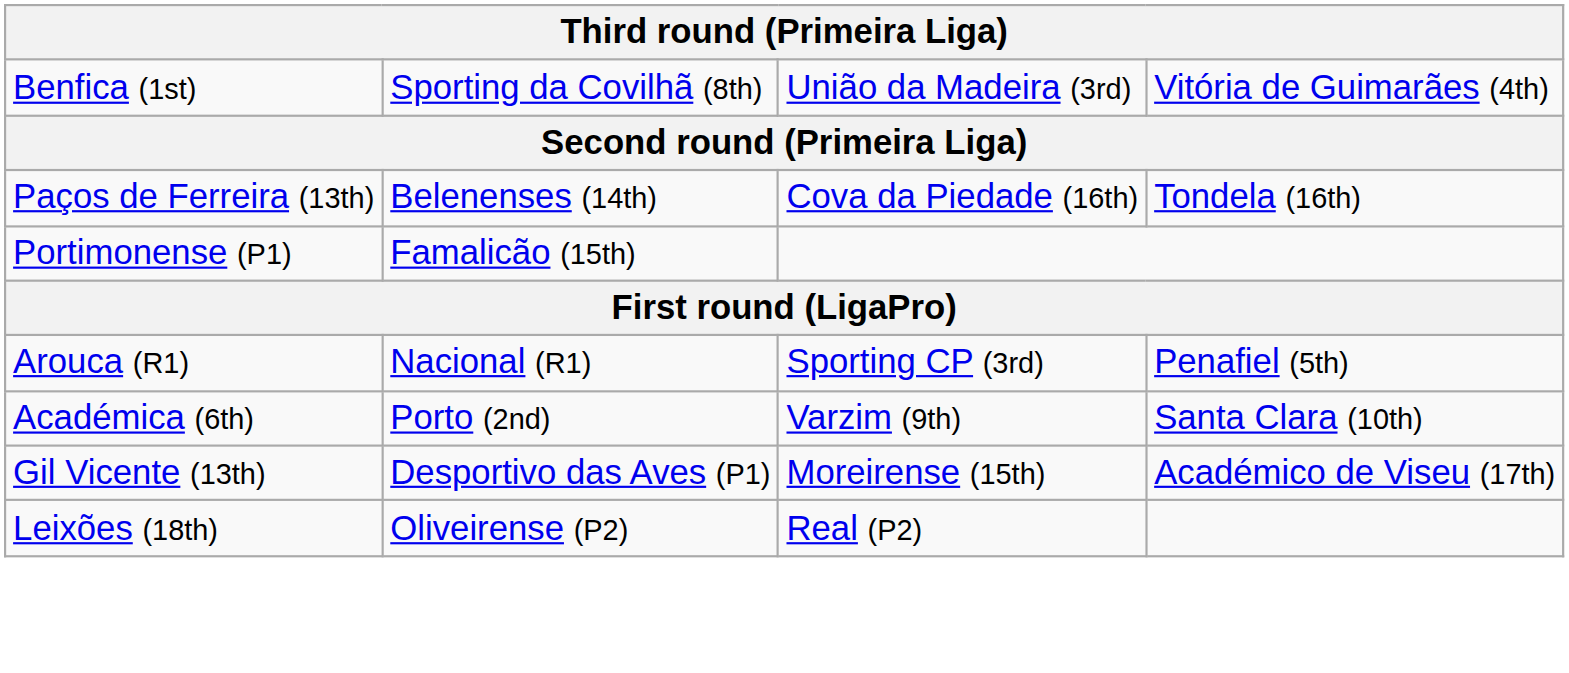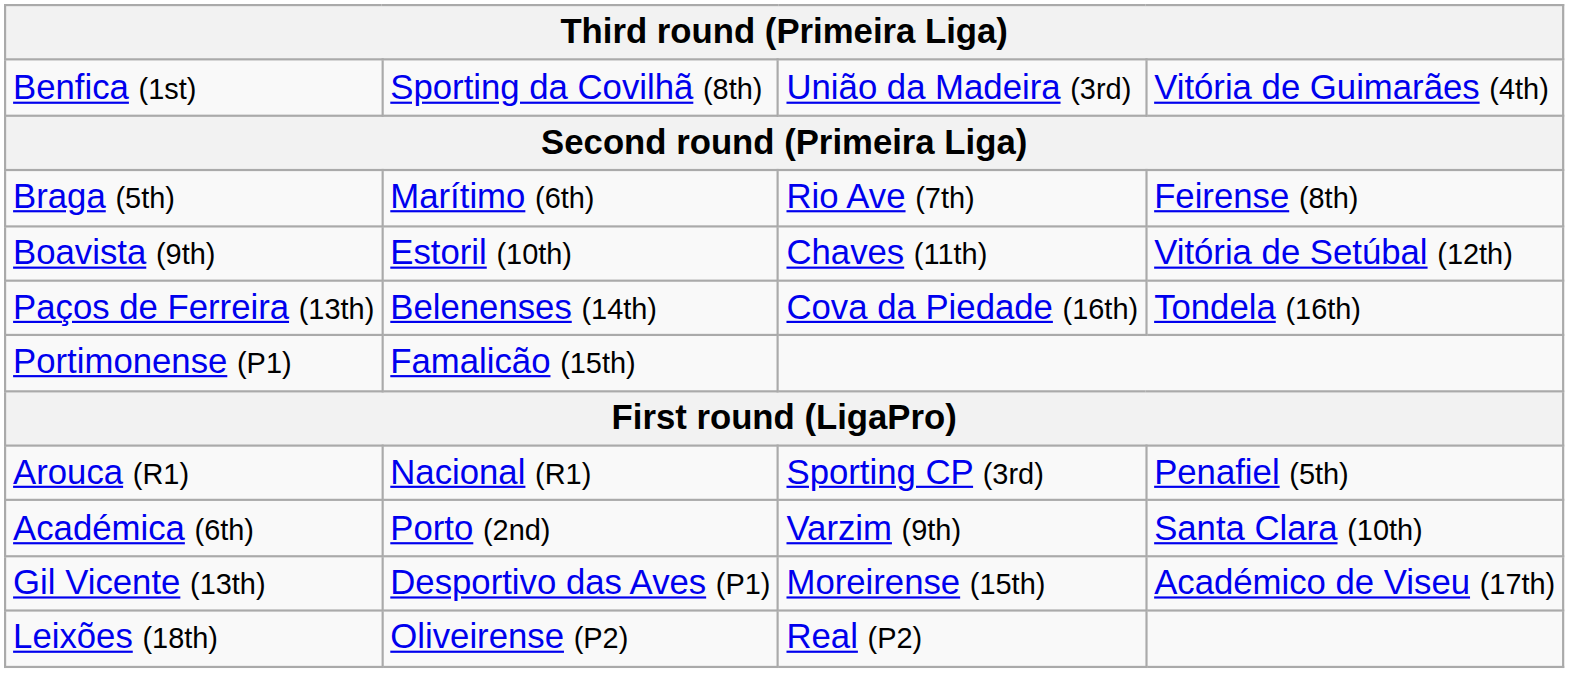+ row: (94, 197)
+ row: (114, 252)
